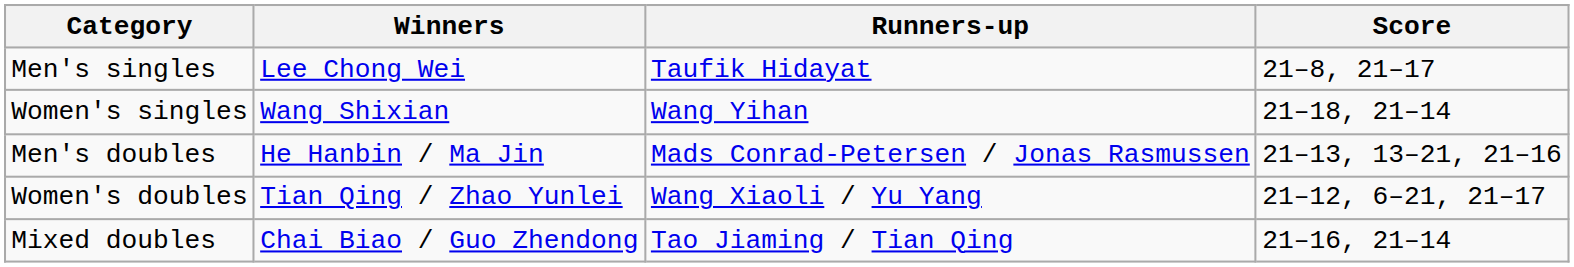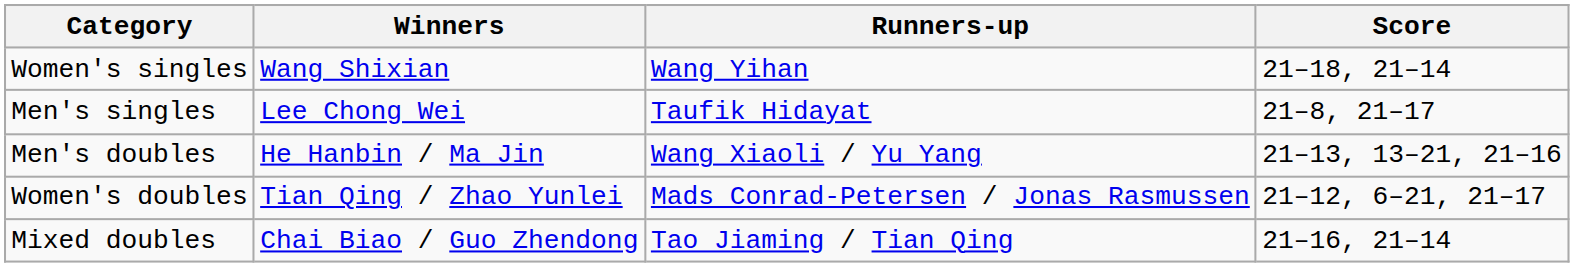rows swapped: (114, 69) <-> (129, 112)
(950, 155) Mads Conrad-Petersen / Jonas Rasmussen -> (816, 155) Wang Xiaoli / Yu Yang
(816, 198) Wang Xiaoli / Yu Yang -> (950, 198) Mads Conrad-Petersen / Jonas Rasmussen
